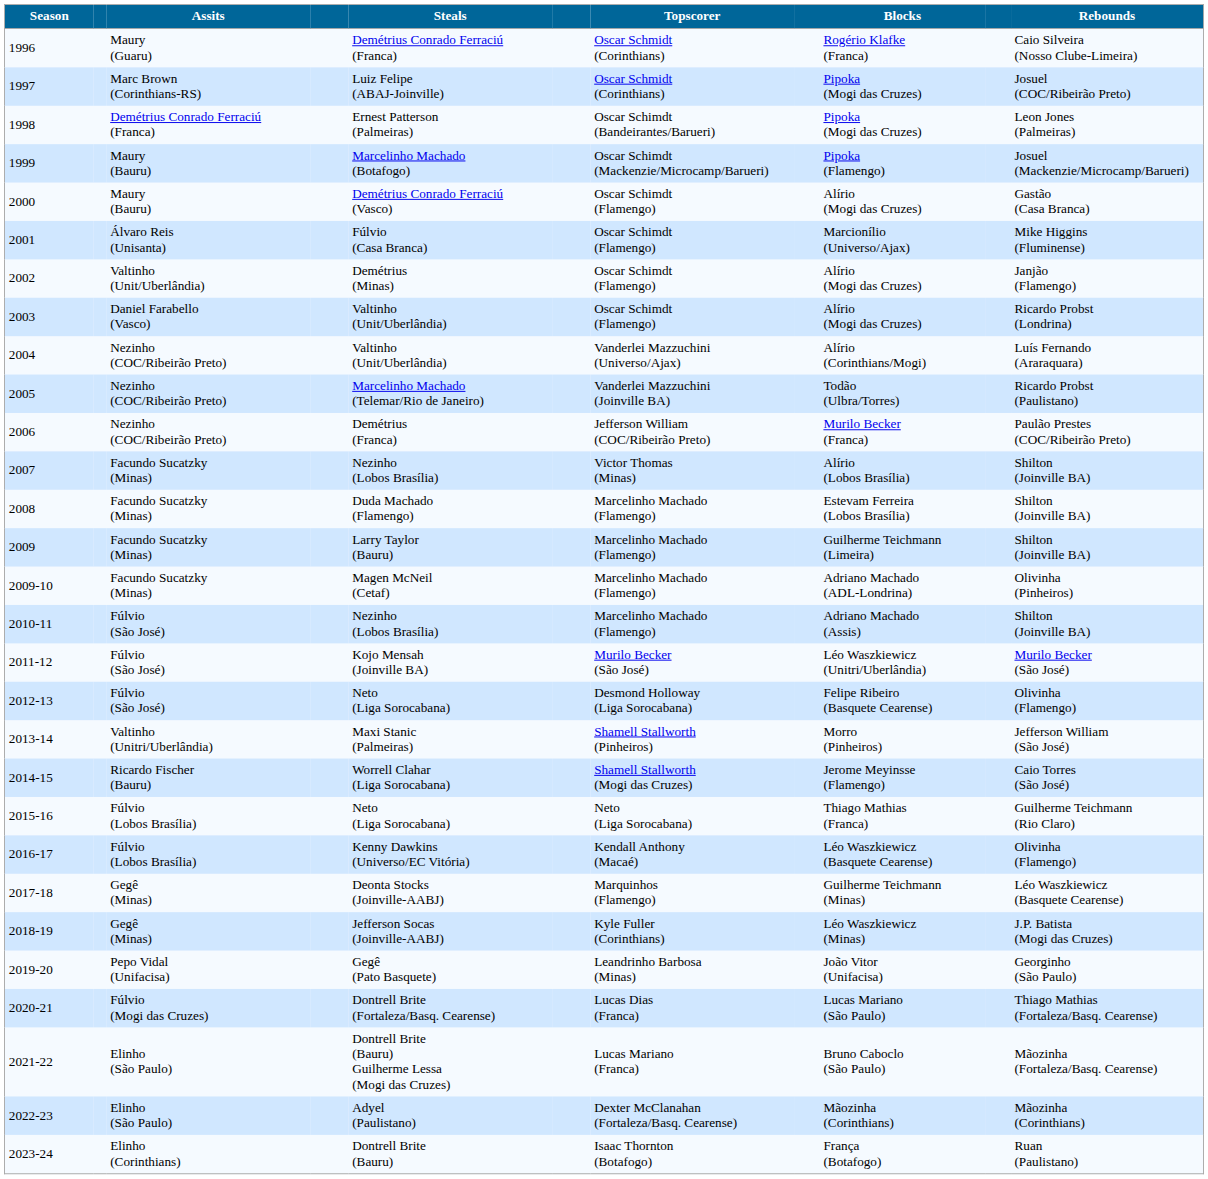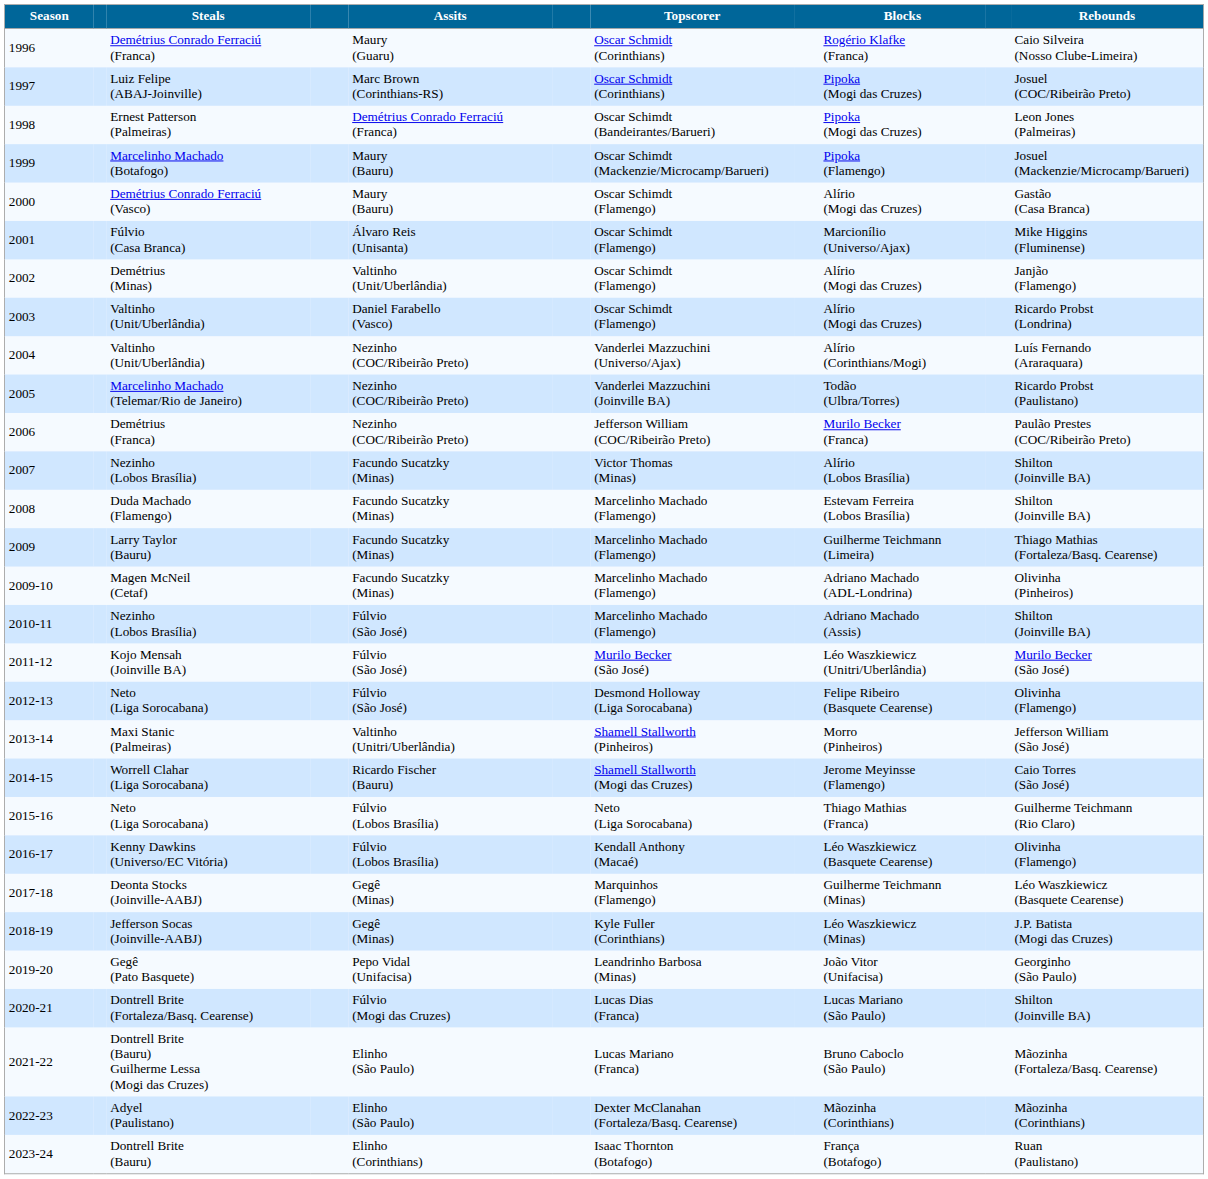columns swapped: (208, 16) <-> (450, 16)
(1052, 547) Shilton (Joinville BA) -> (1086, 547) Thiago Mathias (Fortaleza/Basq. Cearense)
(1086, 1008) Thiago Mathias (Fortaleza/Basq. Cearense) -> (1052, 1008) Shilton (Joinville BA)
